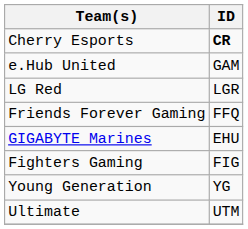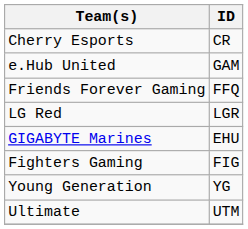(222, 41) bold -> (222, 41) normal
rows swapped: (35, 90) <-> (107, 114)
